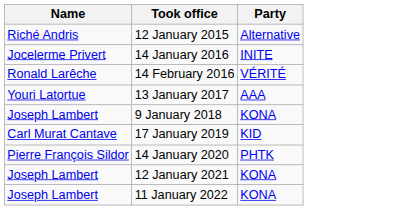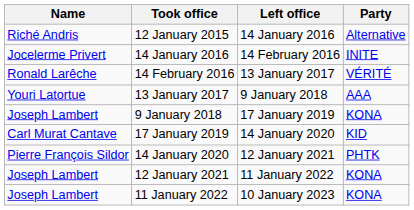+ column: (290, 14)
